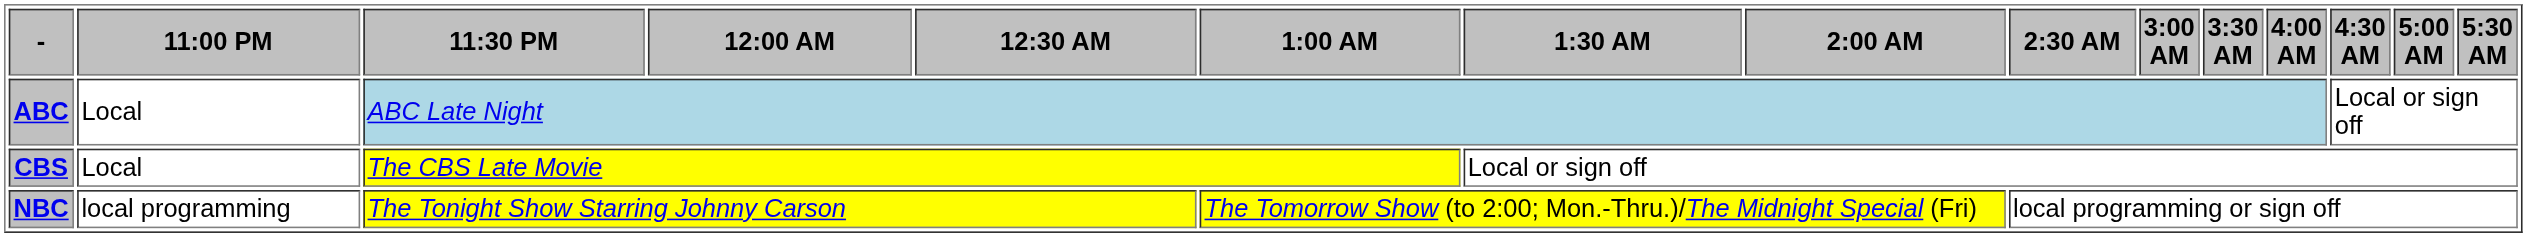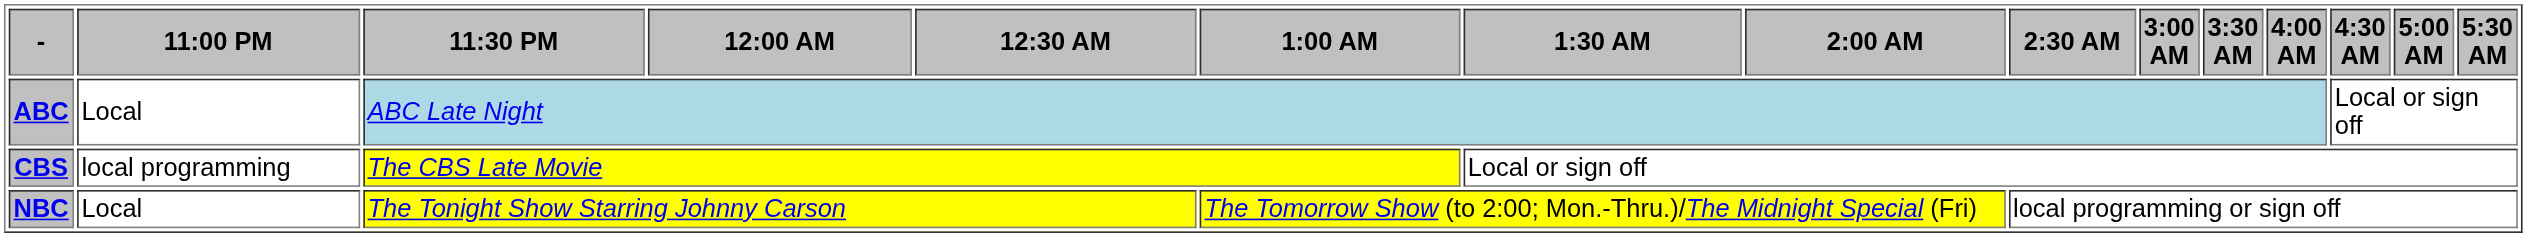(112, 167) Local -> (186, 167) local programming
(186, 208) local programming -> (112, 208) Local
